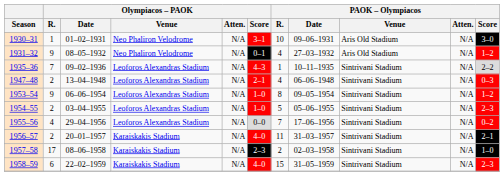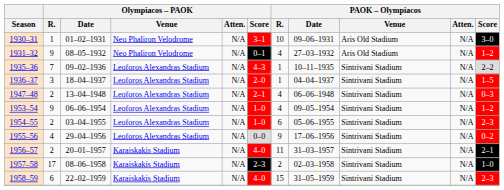+ row: (24, 81)
(280, 95) 8 -> (280, 108) 4
(280, 108) 5 -> (280, 122) 6
(280, 122) 7 -> (280, 136) 9
